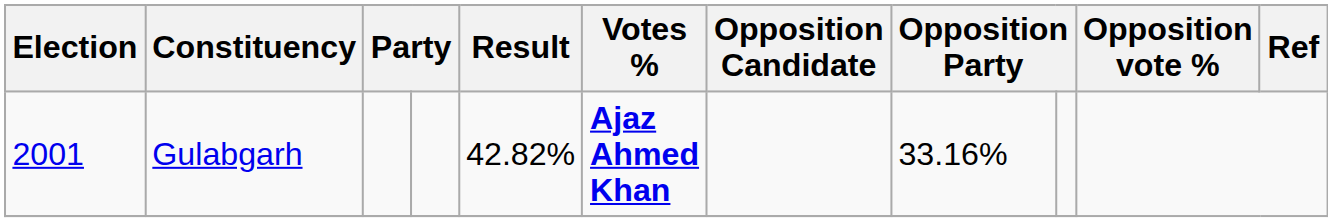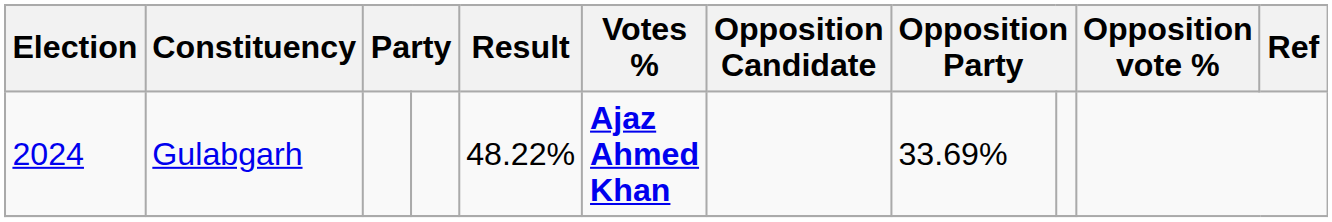(48, 153) 2001 -> (48, 153) 2024
(521, 153) 42.82% -> (521, 153) 48.22%
(953, 153) 33.16% -> (953, 153) 33.69%
